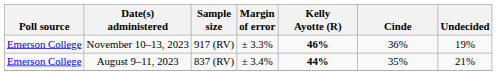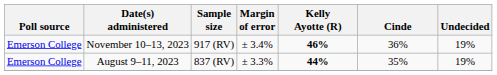(257, 44) ± 3.3% -> (257, 44) ± 3.4%
(257, 62) ± 3.4% -> (257, 62) ± 3.3%
(465, 62) 21% -> (465, 62) 19%
